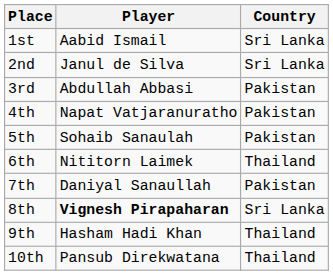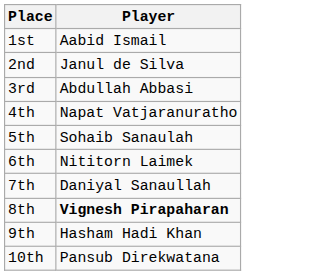- column: (285, 17)
